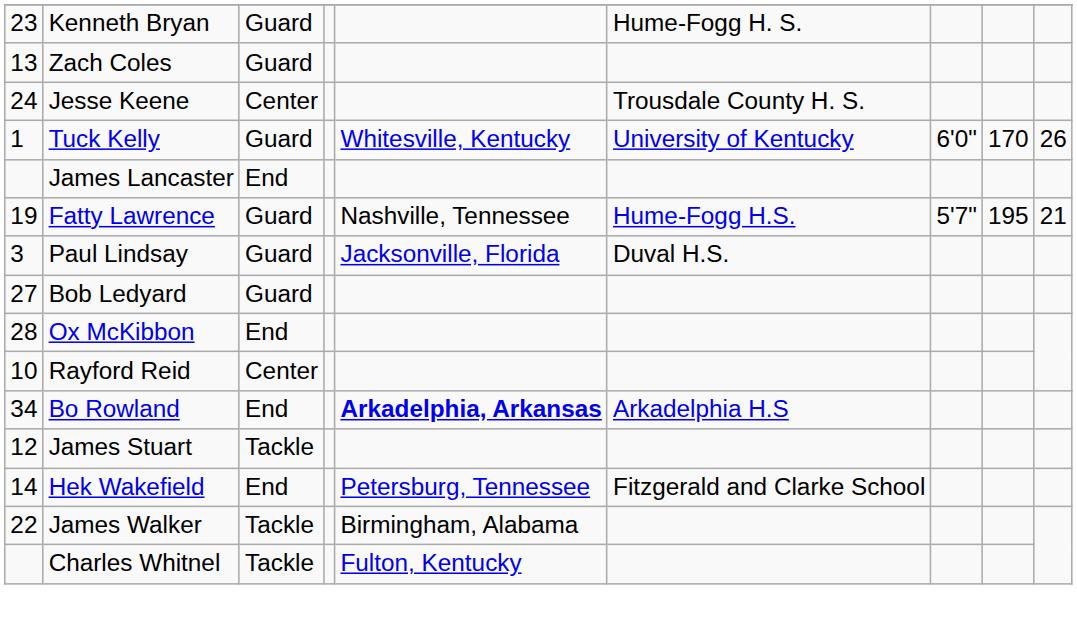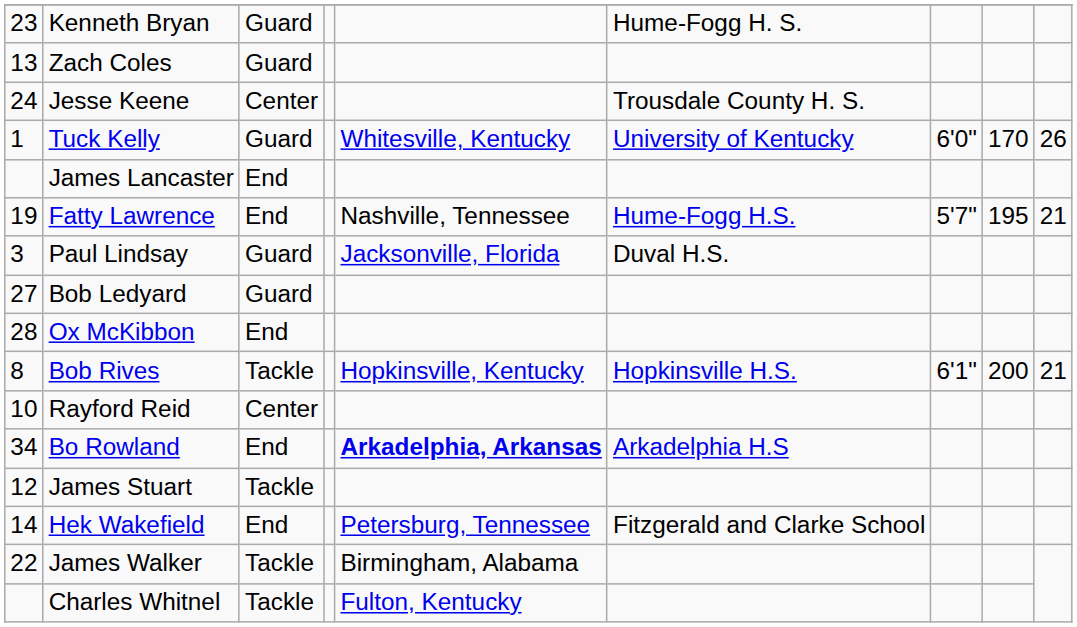(279, 216) Guard -> (267, 216) End
+ row: (104, 370)
